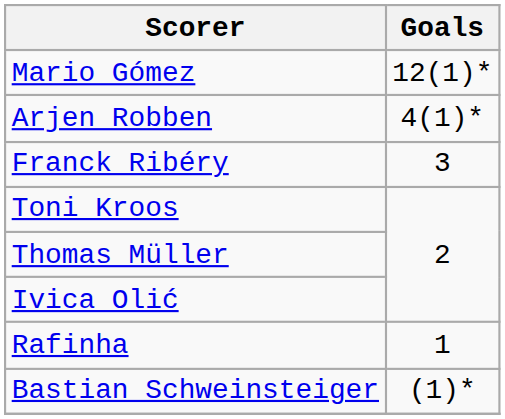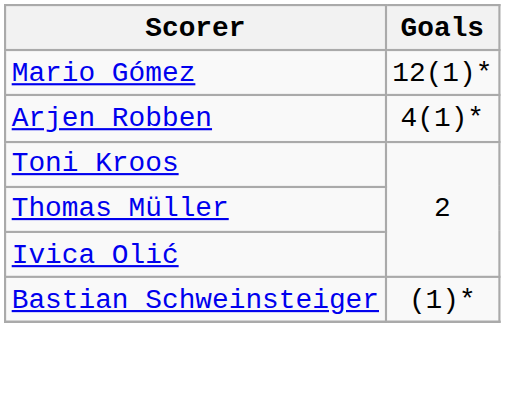- row: (120, 164)
- row: (70, 345)
